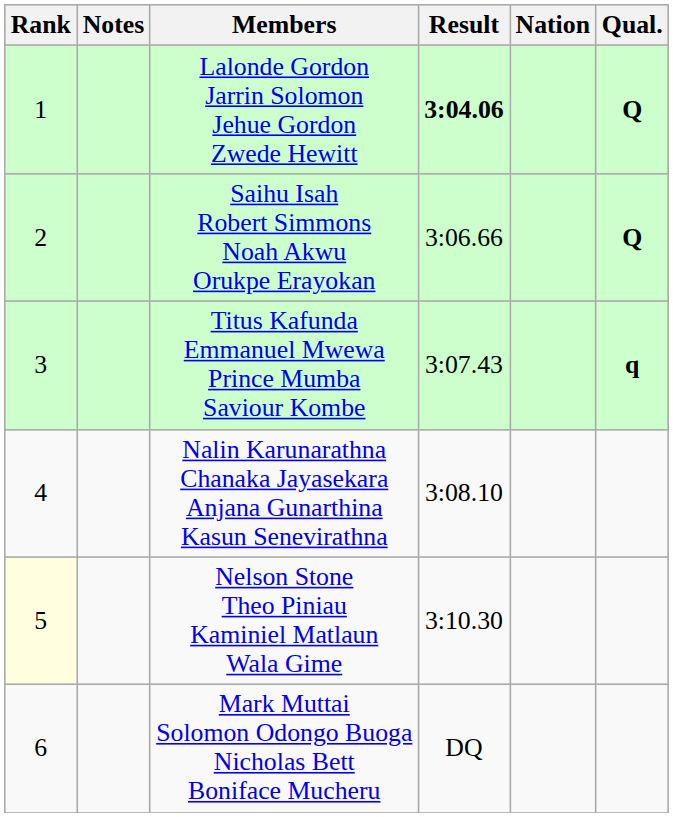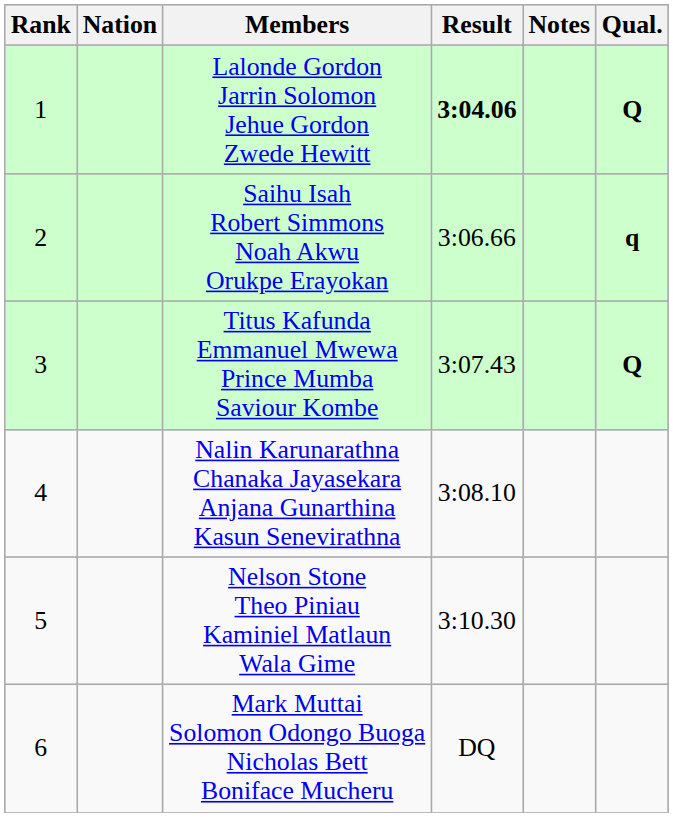columns swapped: (553, 24) <-> (114, 24)
(632, 237) Q -> (632, 237) q
(632, 364) q -> (632, 364) Q
(41, 620) lightyellow background -> (41, 620) no background
